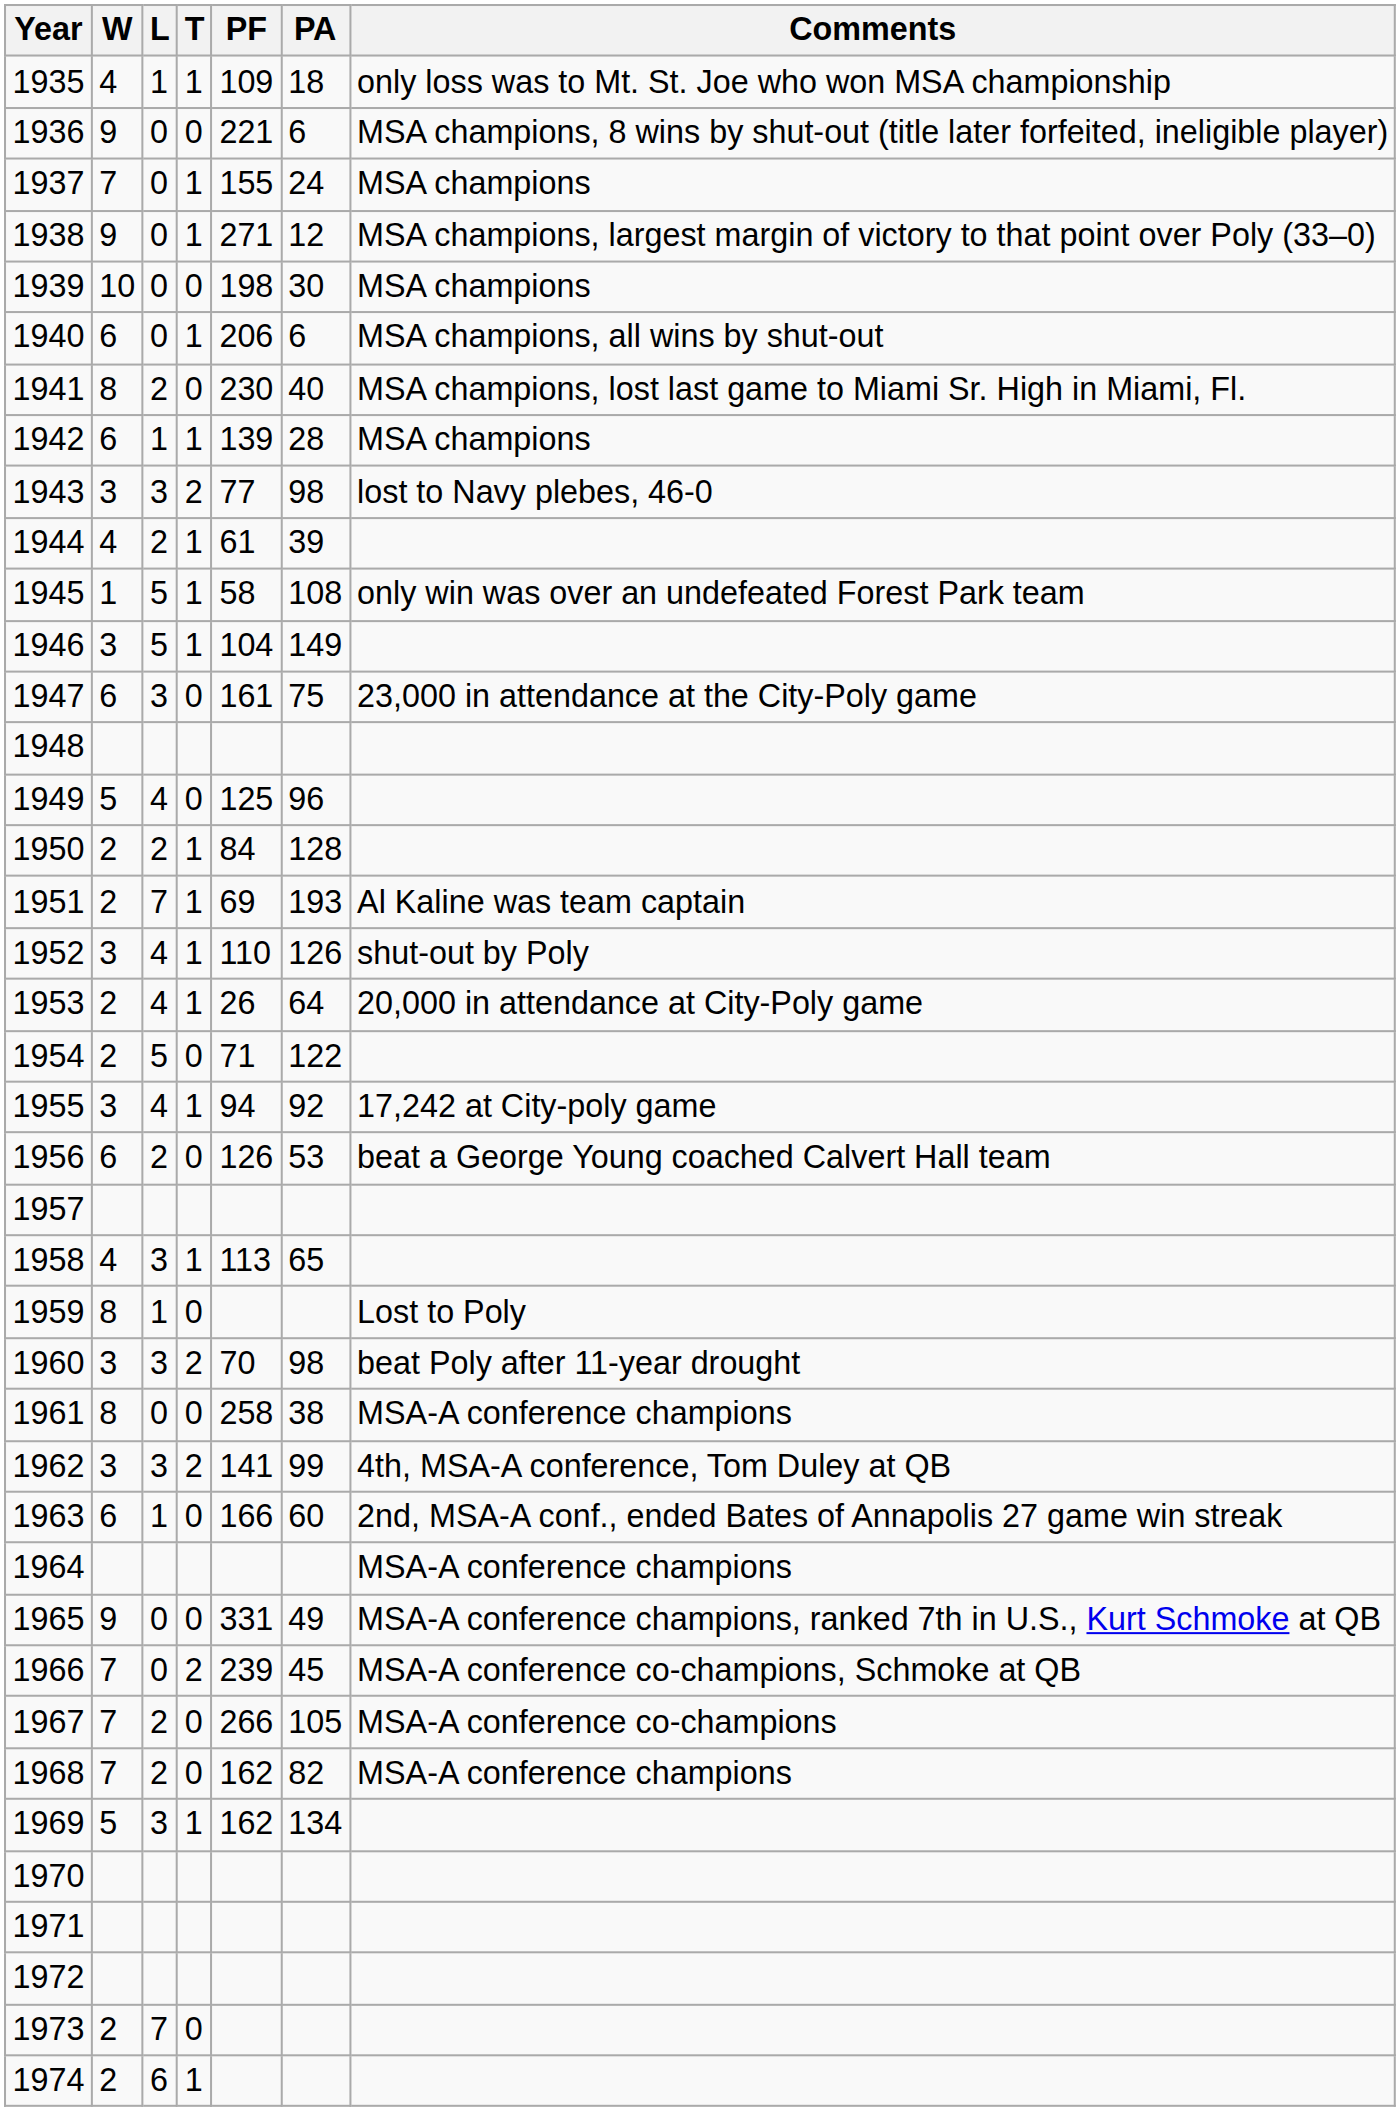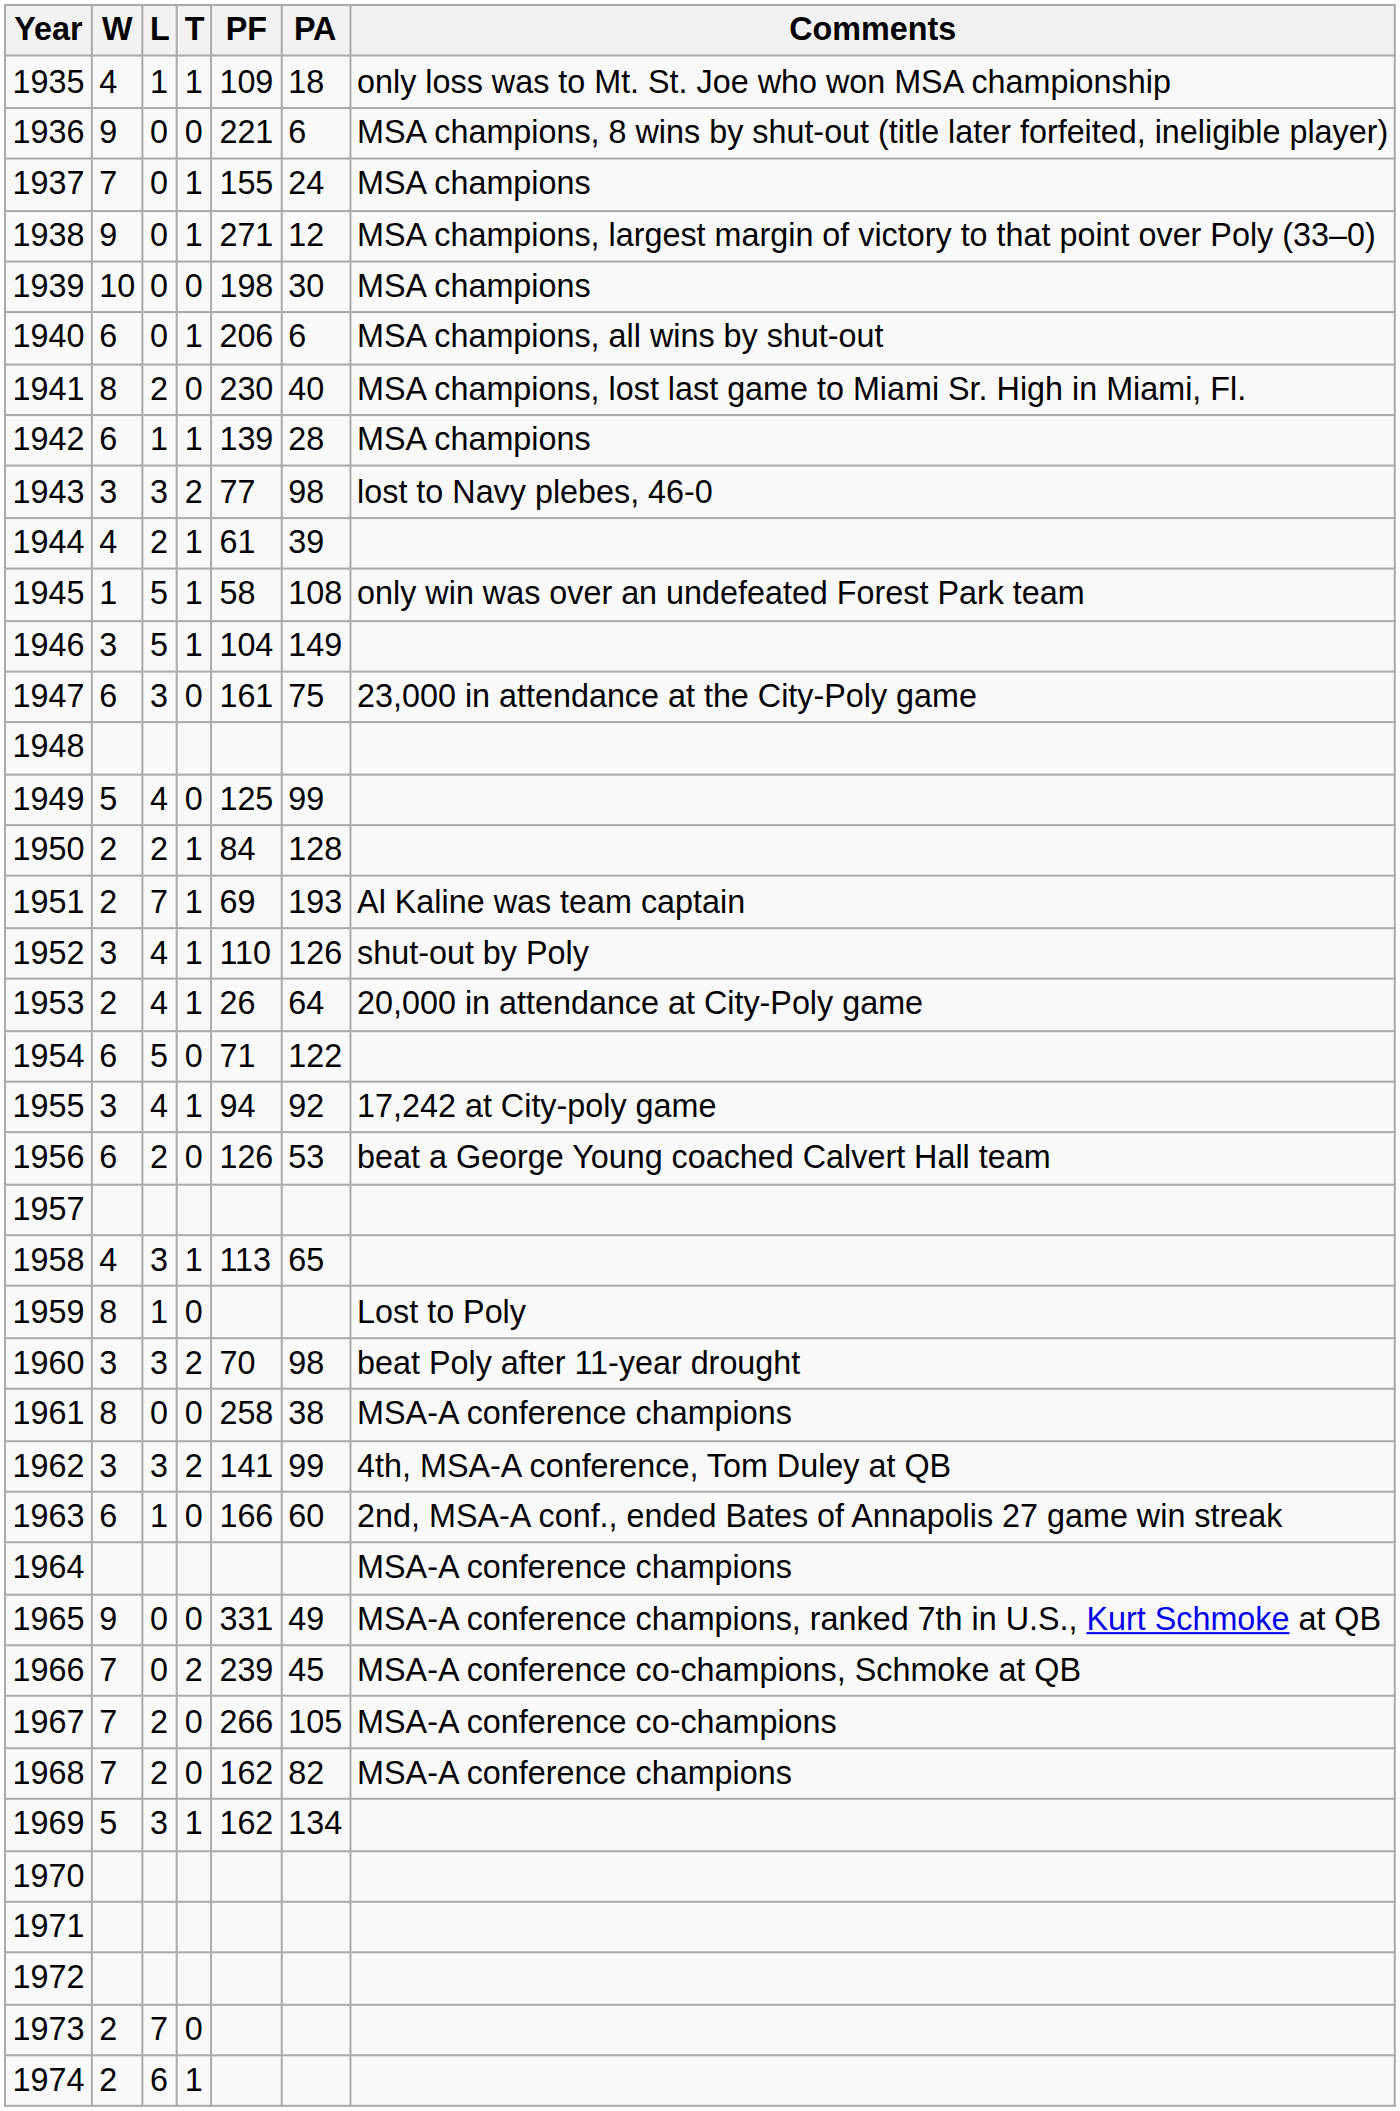(306, 798) 96 -> (306, 798) 99
(108, 1055) 2 -> (108, 1055) 6
